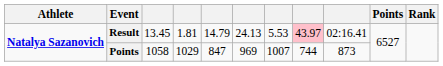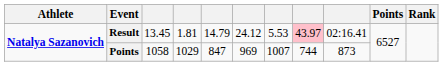(248, 33) 24.13 -> (248, 33) 24.12
